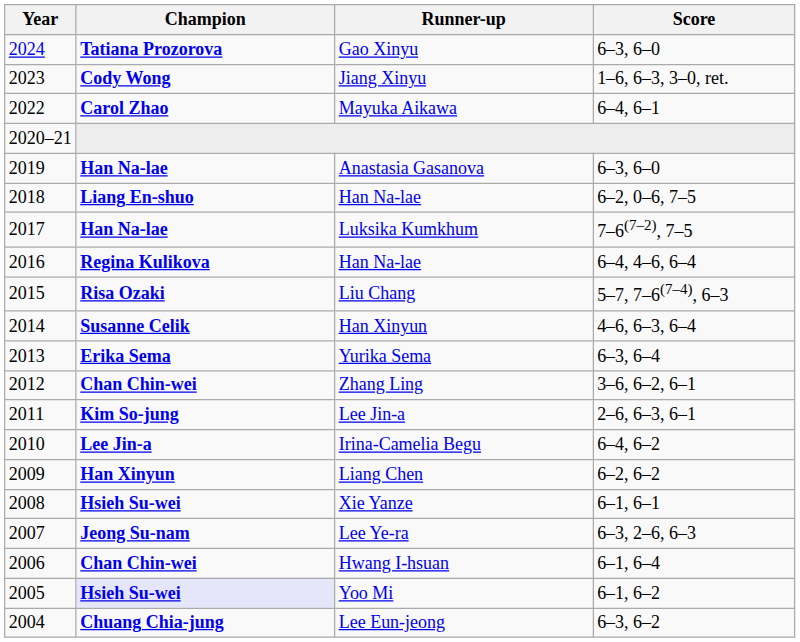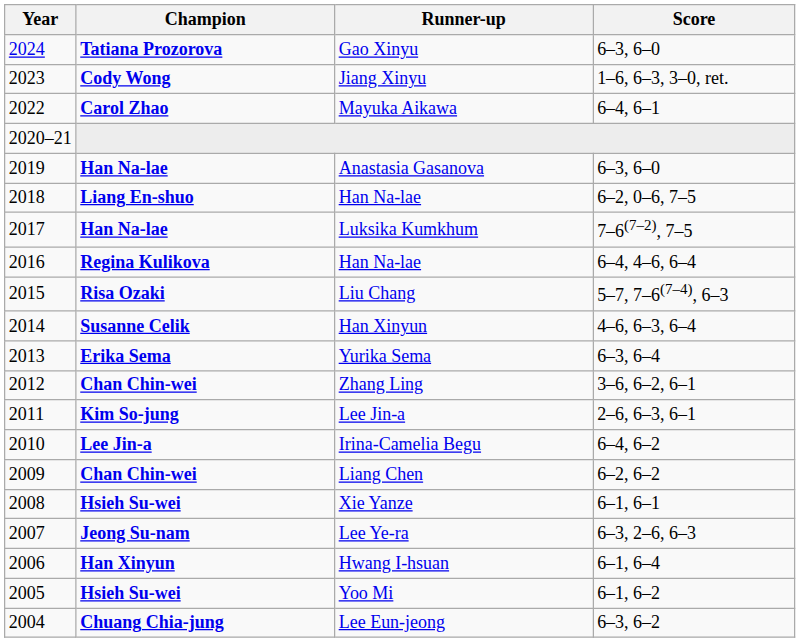(127, 474) Han Xinyun -> (138, 474) Chan Chin-wei
(138, 563) Chan Chin-wei -> (127, 563) Han Xinyun
(130, 593) lavender background -> (130, 593) no background
